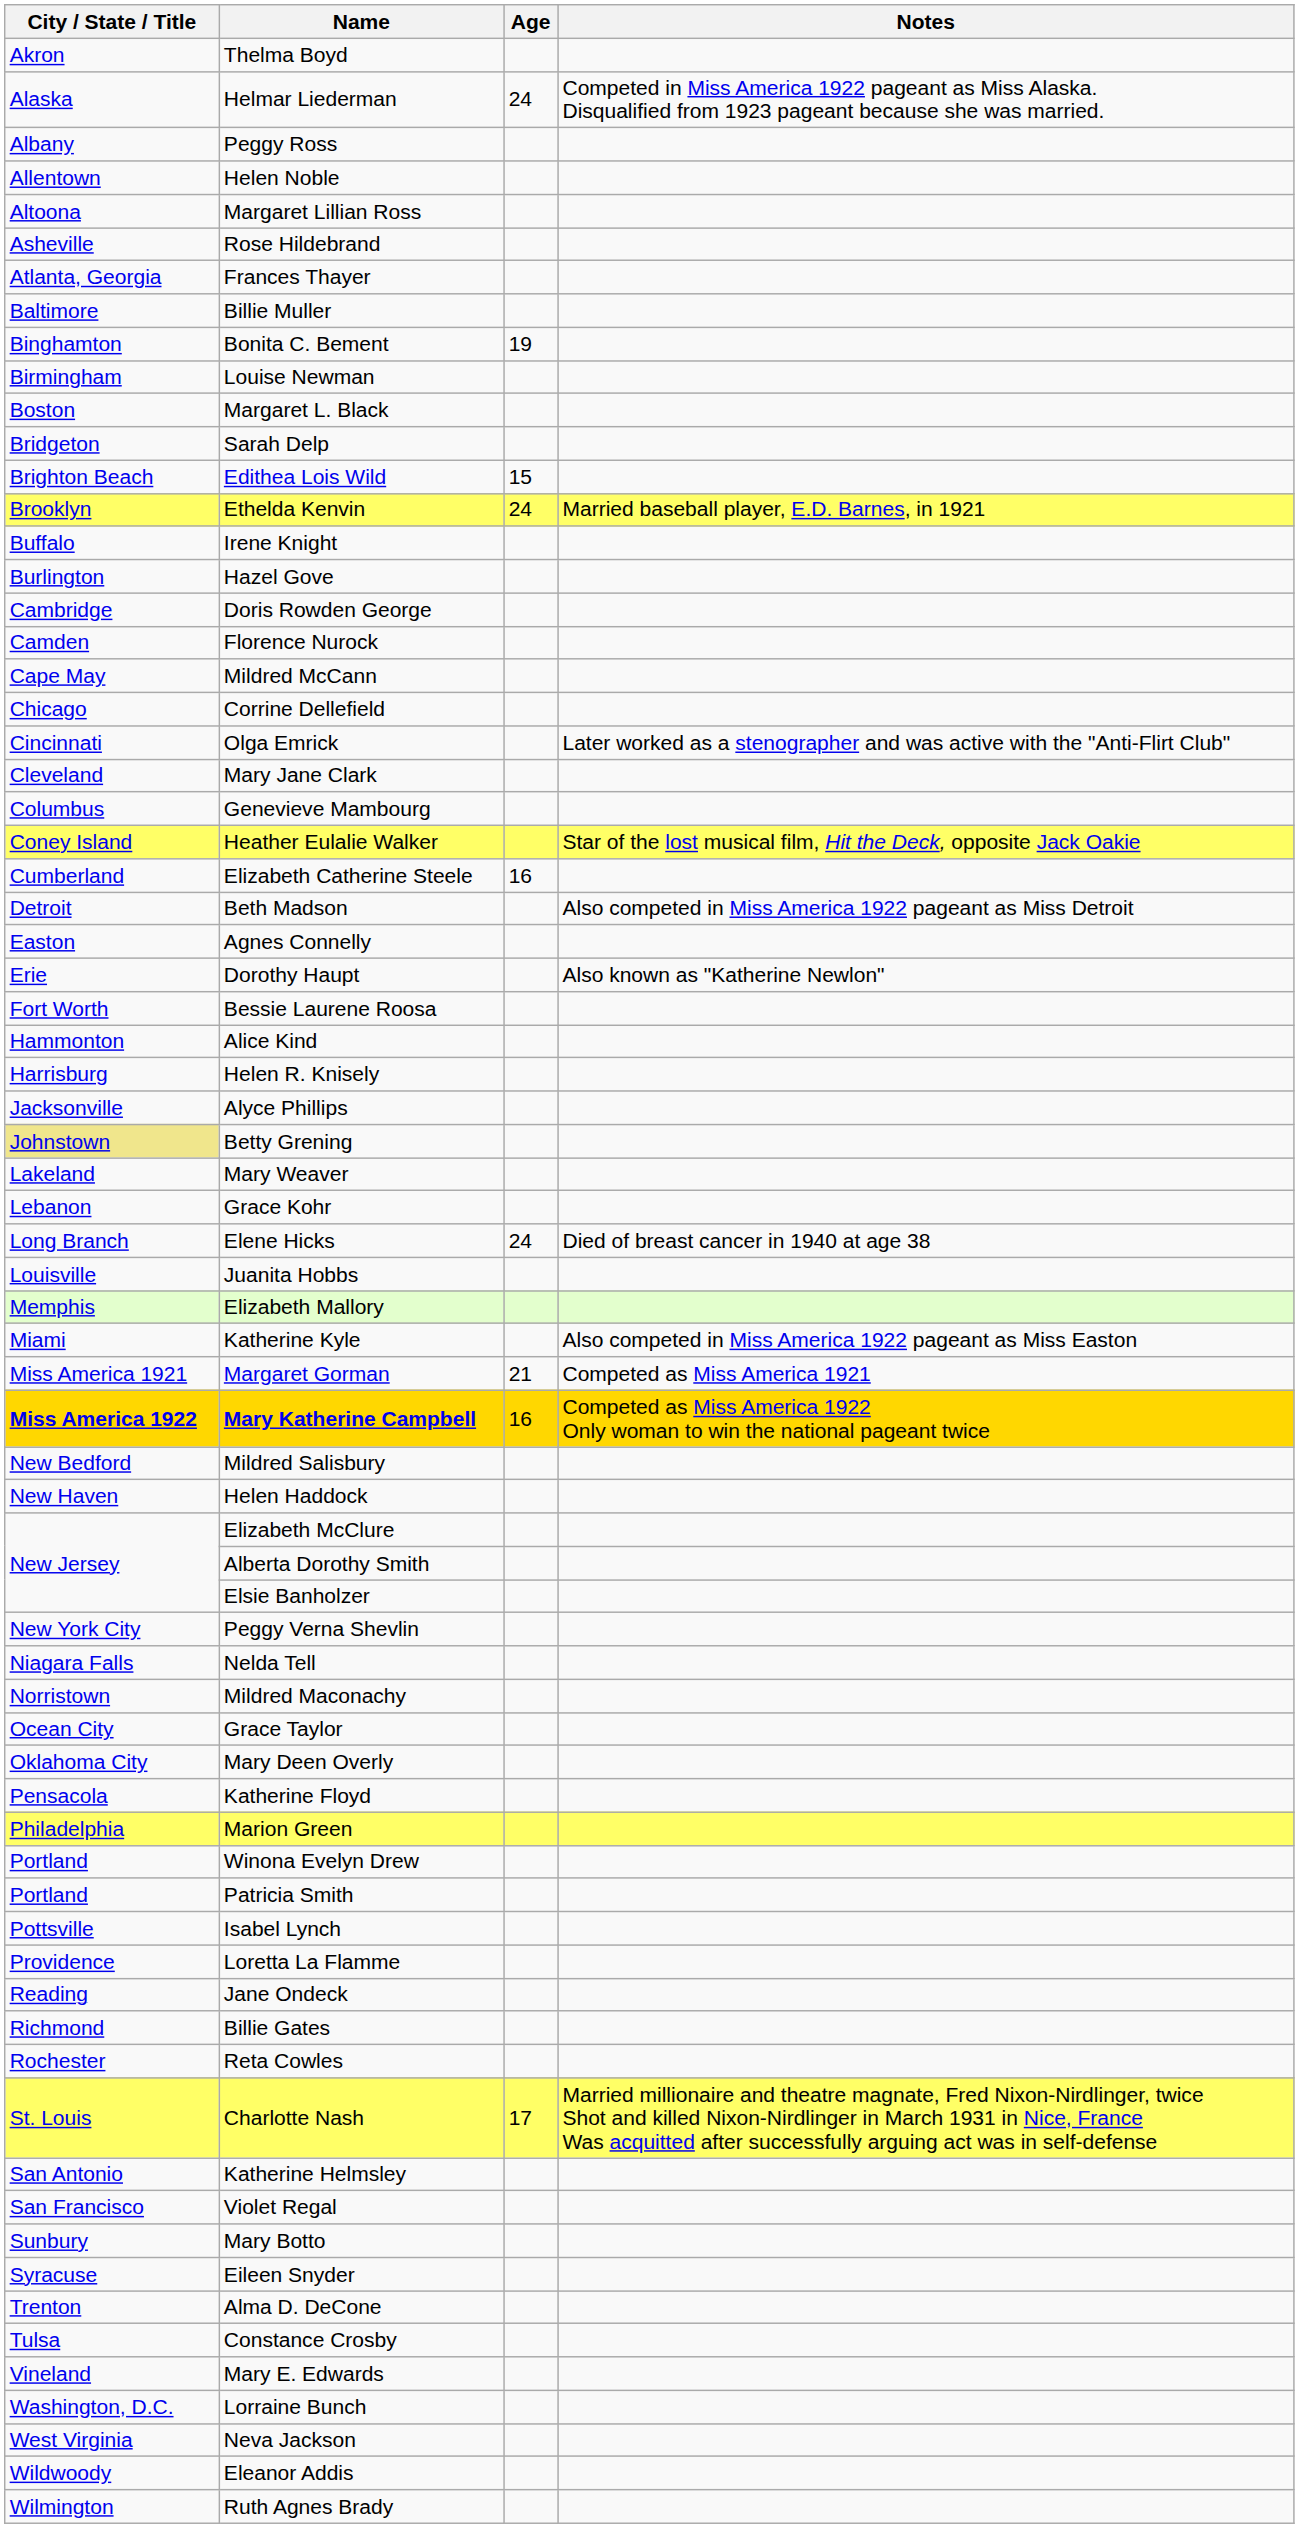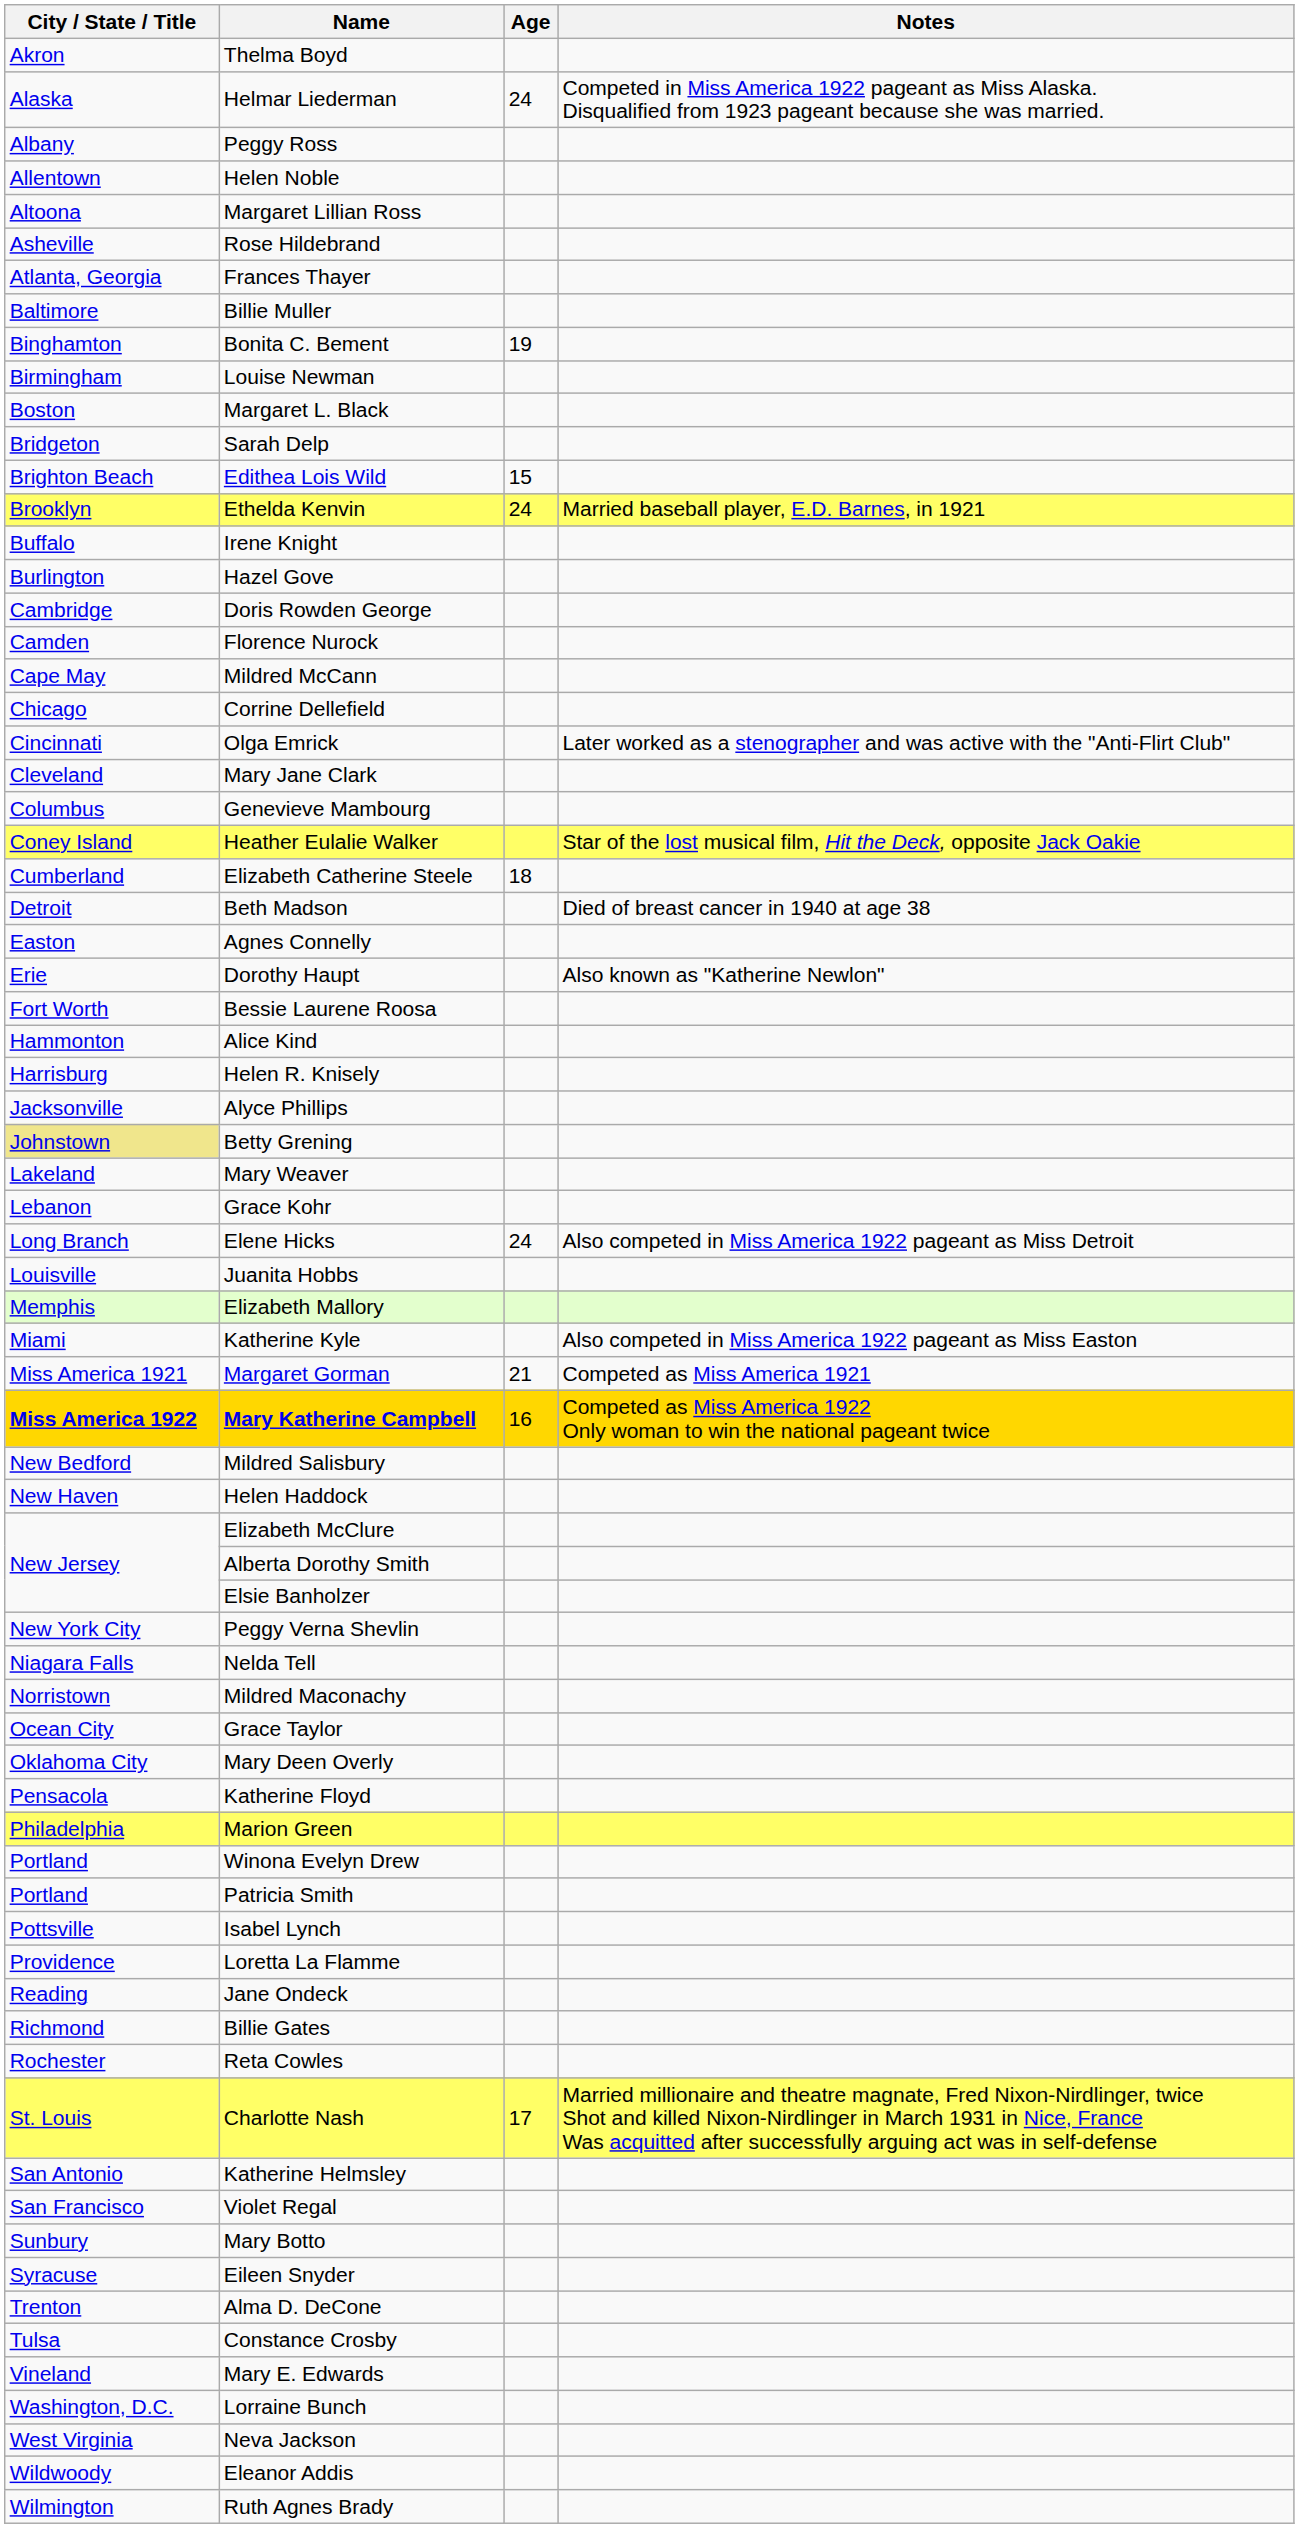(520, 875) 16 -> (520, 875) 18
(848, 909) Also competed in Miss America 1922 pageant as Miss Detroit -> (746, 909) Died of breast cancer in 1940 at age 38
(746, 1241) Died of breast cancer in 1940 at age 38 -> (848, 1241) Also competed in Miss America 1922 pageant as Miss Detroit
